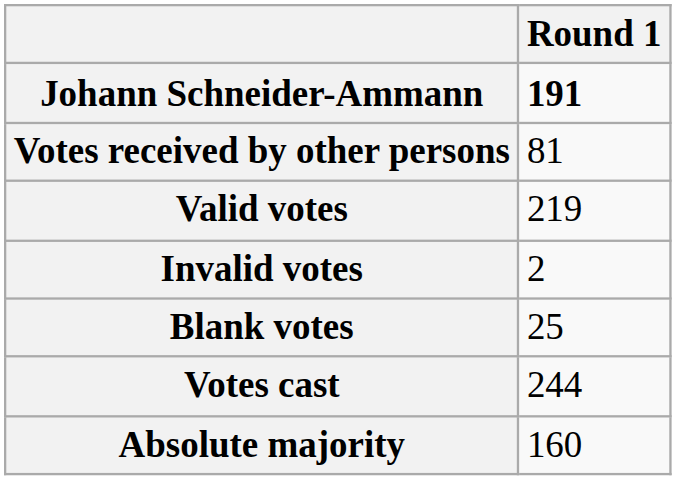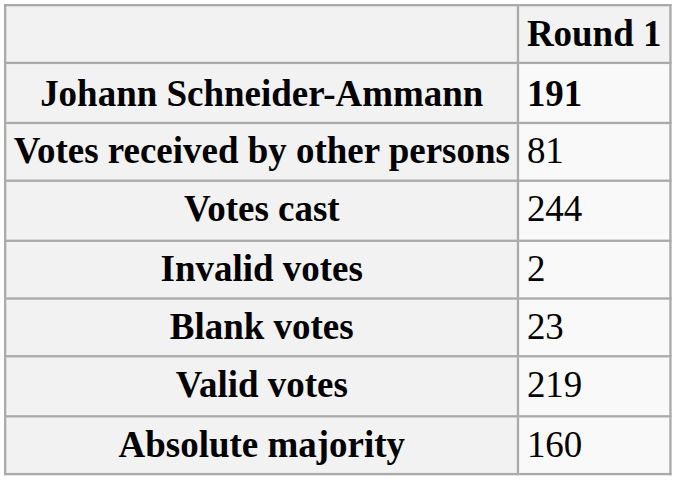rows swapped: (262, 385) <-> (262, 209)
(545, 326) 25 -> (545, 326) 23
